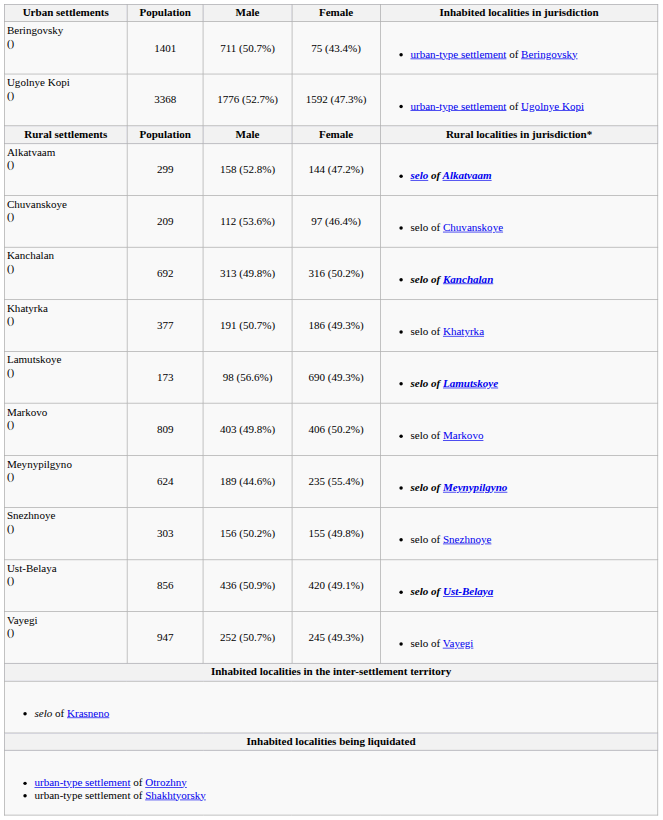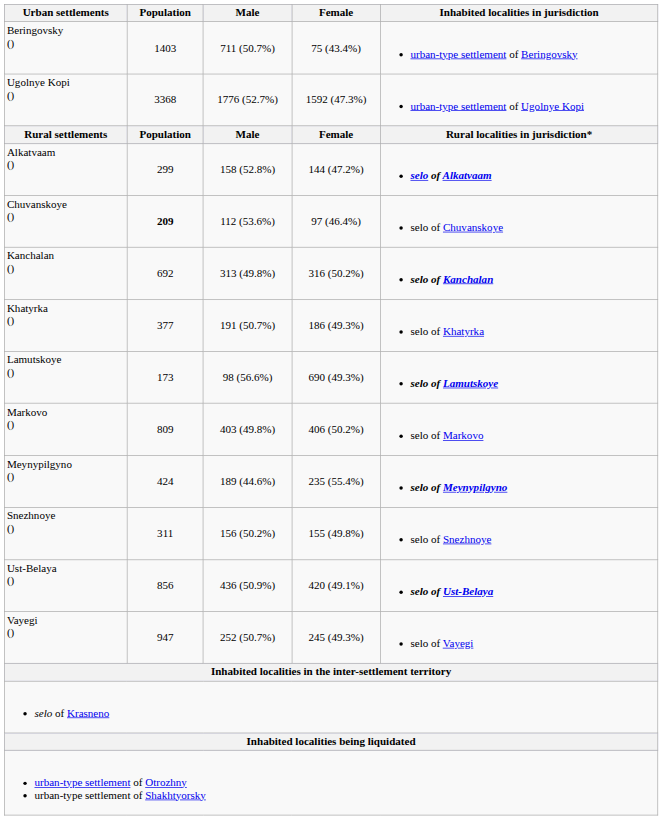(165, 48) 1401 -> (165, 48) 1403
(165, 221) normal -> (165, 221) bold
(165, 481) 624 -> (165, 481) 424
(165, 533) 303 -> (165, 533) 311
